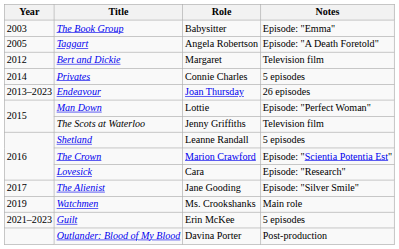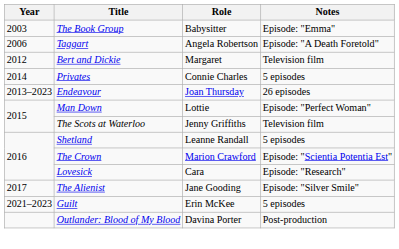(17, 44) 2005 -> (17, 44) 2006
- row: (77, 204)
